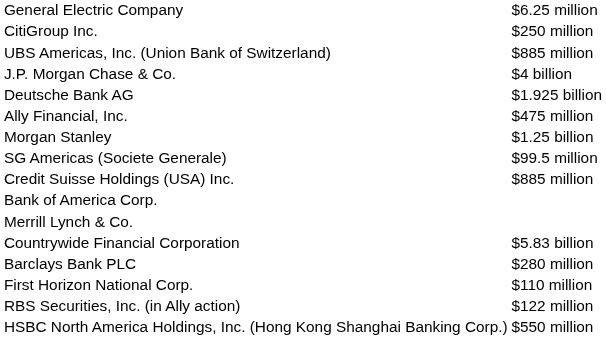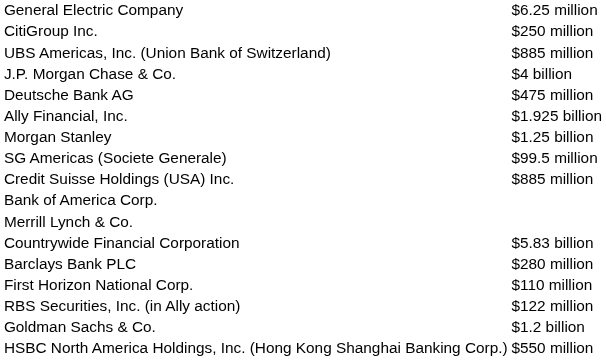(557, 95) $1.925 billion -> (552, 95) $475 million
(552, 116) $475 million -> (557, 116) $1.925 billion
+ row: (80, 327)
